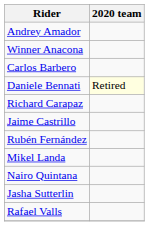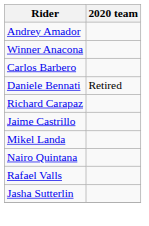(109, 85) lightyellow background -> (105, 85) no background
- row: (47, 139)
rows swapped: (40, 193) <-> (34, 211)
